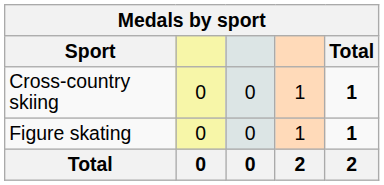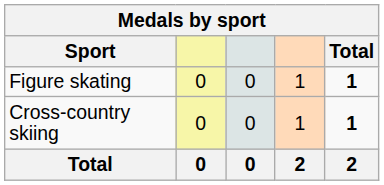rows swapped: (70, 93) <-> (70, 134)
